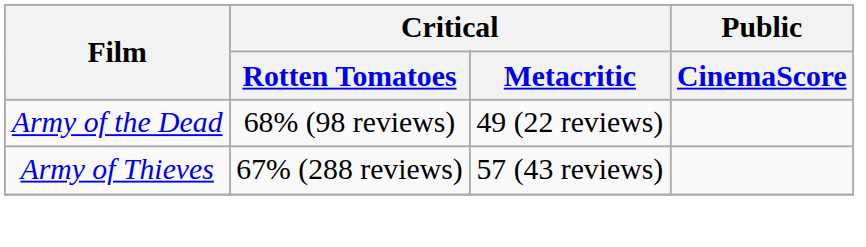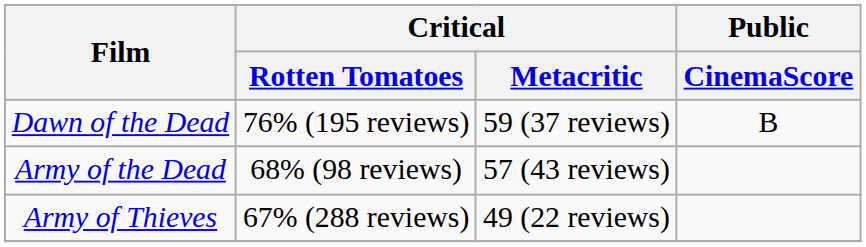+ row: (120, 122)
(570, 122) 49 (22 reviews) -> (576, 169) 57 (43 reviews)
(570, 169) 57 (43 reviews) -> (576, 216) 49 (22 reviews)
